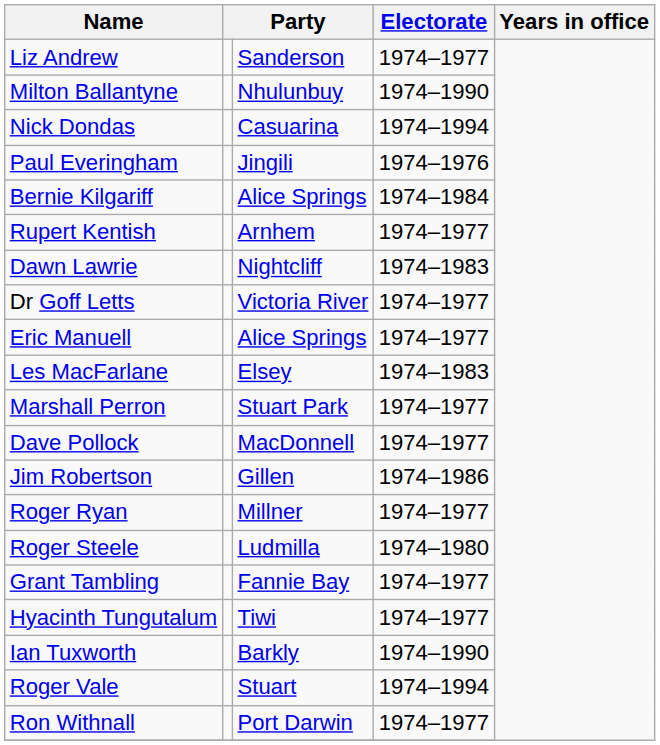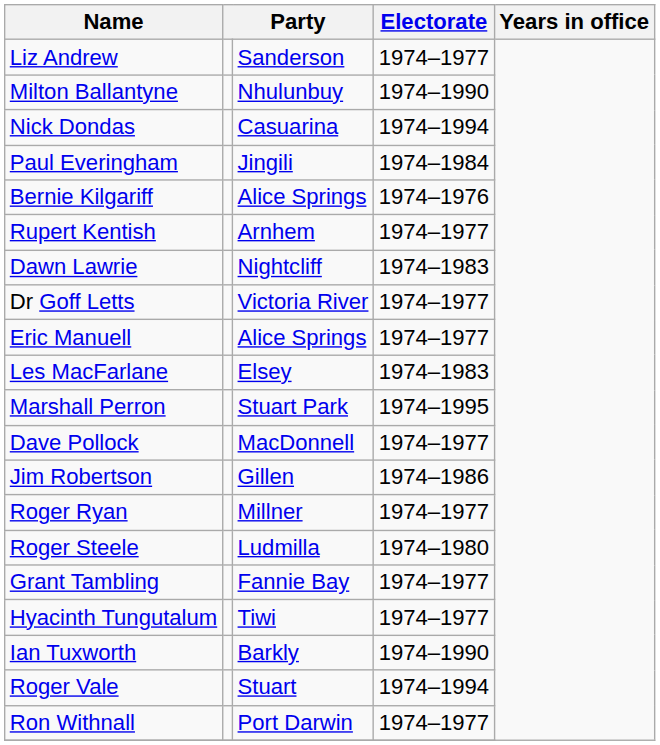(434, 162) 1974–1976 -> (434, 162) 1974–1984
(434, 197) 1974–1984 -> (434, 197) 1974–1976
(434, 407) 1974–1977 -> (434, 407) 1974–1995
